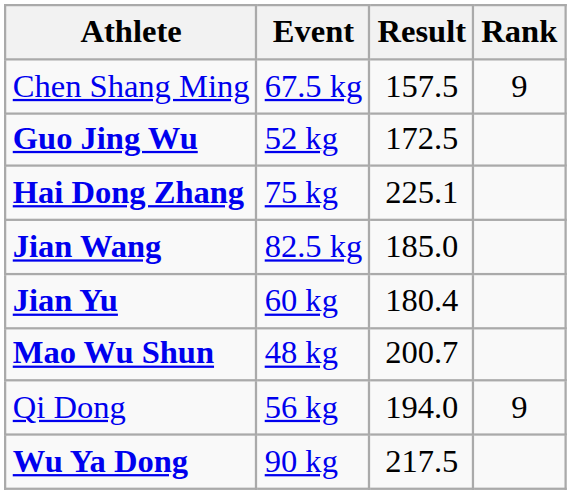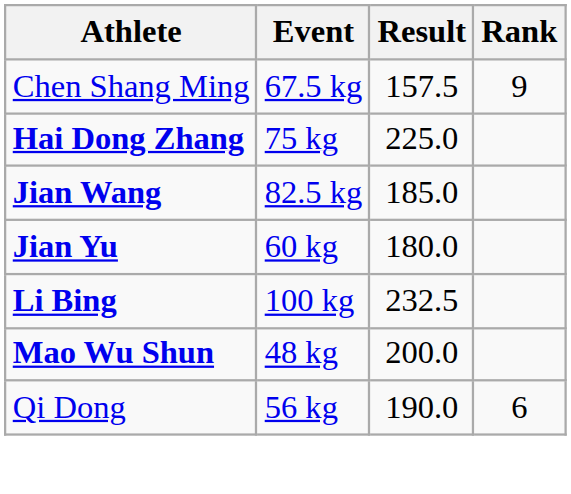- row: (105, 139)
(422, 192) 225.1 -> (422, 139) 225.0
(422, 300) 180.4 -> (422, 246) 180.0
+ row: (65, 300)
(422, 353) 200.7 -> (422, 353) 200.0
(422, 407) 194.0 -> (422, 407) 190.0
(519, 407) 9 -> (519, 407) 6
- row: (100, 461)
